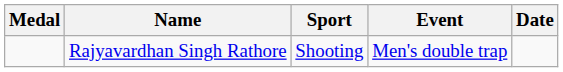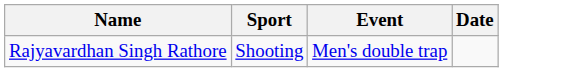- column: (35, 20)
